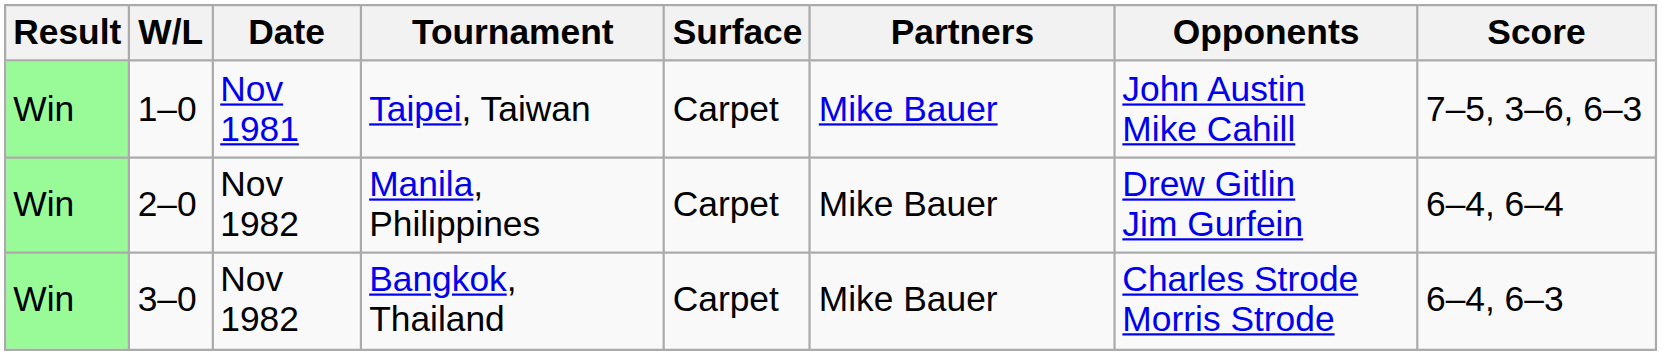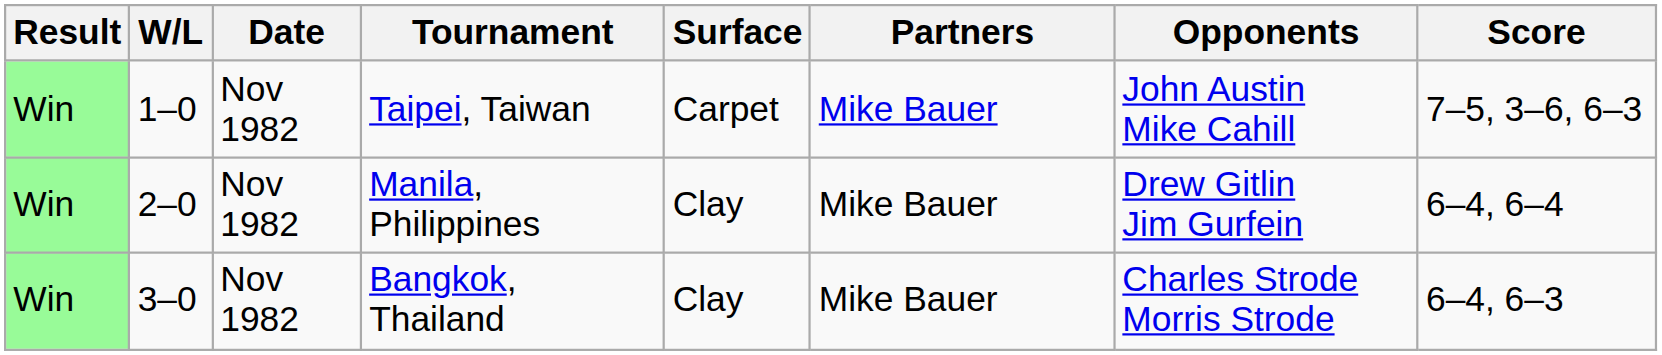(260, 108) Nov 1981 -> (260, 108) Nov 1982
(726, 204) Carpet -> (708, 204) Clay
(726, 300) Carpet -> (708, 300) Clay
